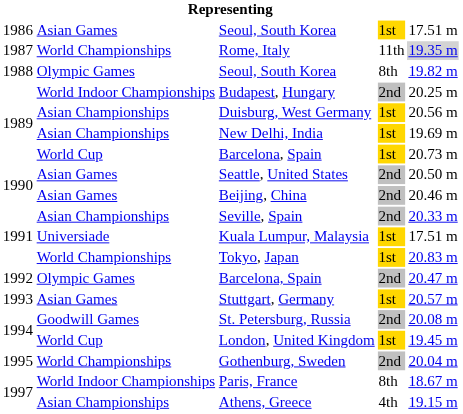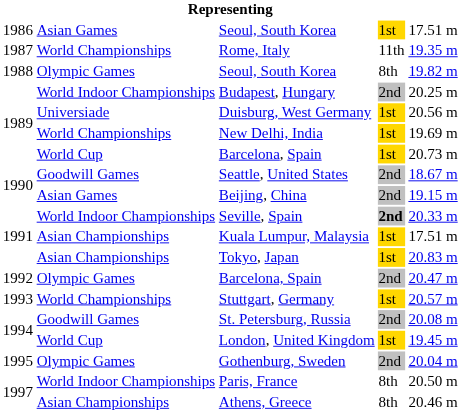(433, 50) lightgrey background -> (433, 50) no background
(103, 112) Asian Championships -> (73, 112) Universiade
(103, 133) Asian Championships -> (104, 133) World Championships
(77, 174) Asian Games -> (88, 174) Goodwill Games
(433, 174) 20.50 m -> (433, 174) 18.67 m
(433, 195) 20.46 m -> (433, 195) 19.15 m
(103, 216) Asian Championships -> (126, 216) World Indoor Championships
(390, 216) normal -> (391, 216) bold
(73, 236) Universiade -> (103, 236) Asian Championships
(104, 257) World Championships -> (103, 257) Asian Championships
(77, 298) Asian Games -> (104, 298) World Championships
(104, 360) World Championships -> (86, 360) Olympic Games
(433, 381) 18.67 m -> (433, 381) 20.50 m
(388, 402) 4th -> (388, 402) 8th
(433, 402) 19.15 m -> (433, 402) 20.46 m
